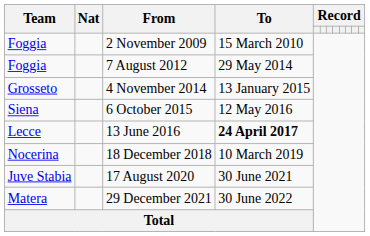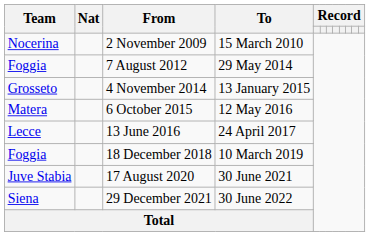(27, 44) Foggia -> (33, 44) Nocerina
(23, 110) Siena -> (27, 110) Matera
(258, 132) bold -> (257, 132) normal
(33, 154) Nocerina -> (27, 154) Foggia
(27, 198) Matera -> (23, 198) Siena
